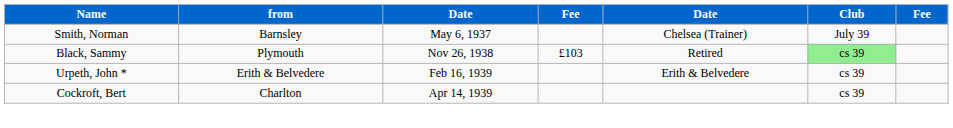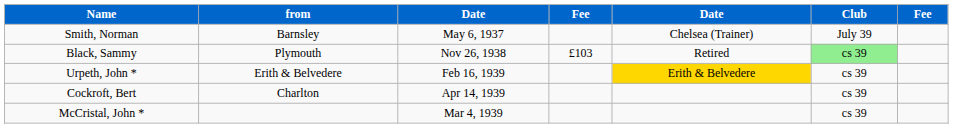(705, 73) no background -> (712, 73) gold background
+ row: (101, 113)
